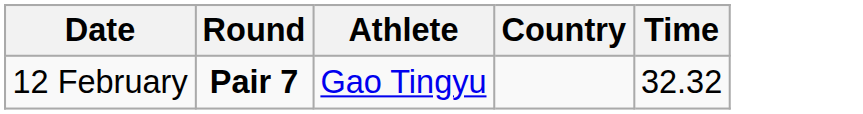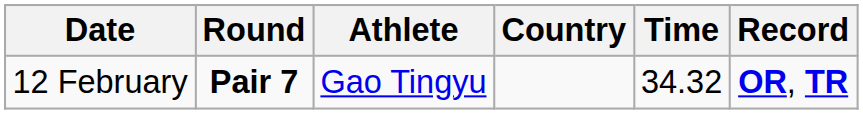+ column: (793, 30)
(682, 81) 32.32 -> (682, 81) 34.32
